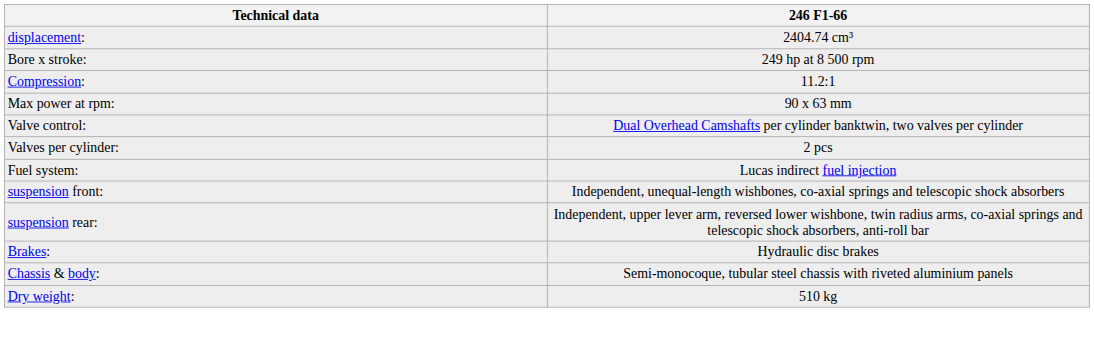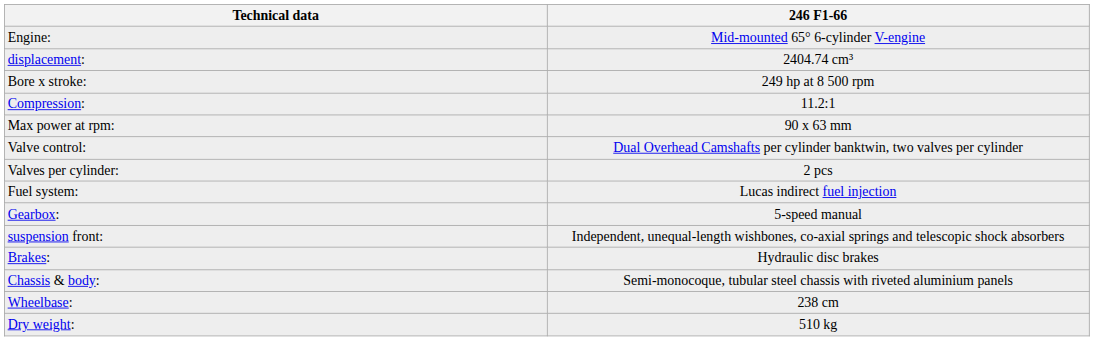+ row: (31, 37)
+ row: (35, 214)
- row: (54, 222)
+ row: (42, 302)
